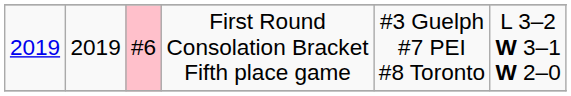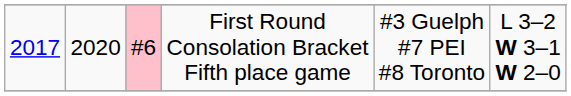(35, 47) 2019 -> (35, 47) 2017
(96, 47) 2019 -> (96, 47) 2020
